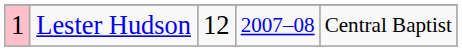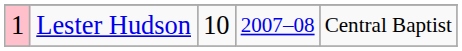(216, 25) 12 -> (216, 25) 10
